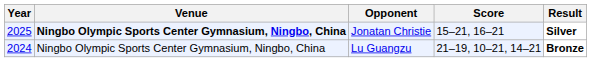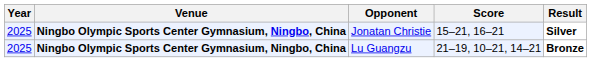(19, 49) 2024 -> (19, 49) 2025
(181, 49) normal -> (191, 49) bold
